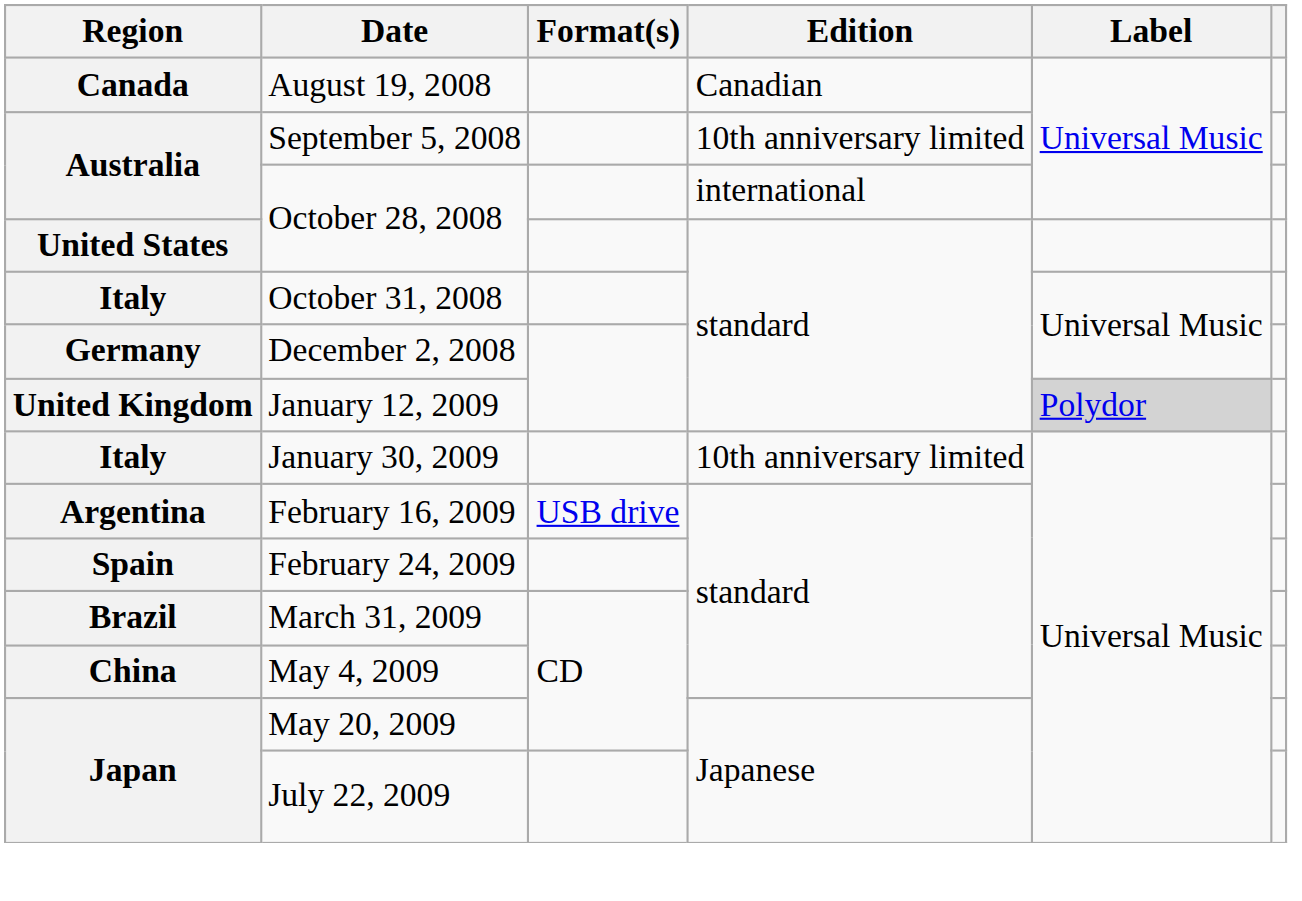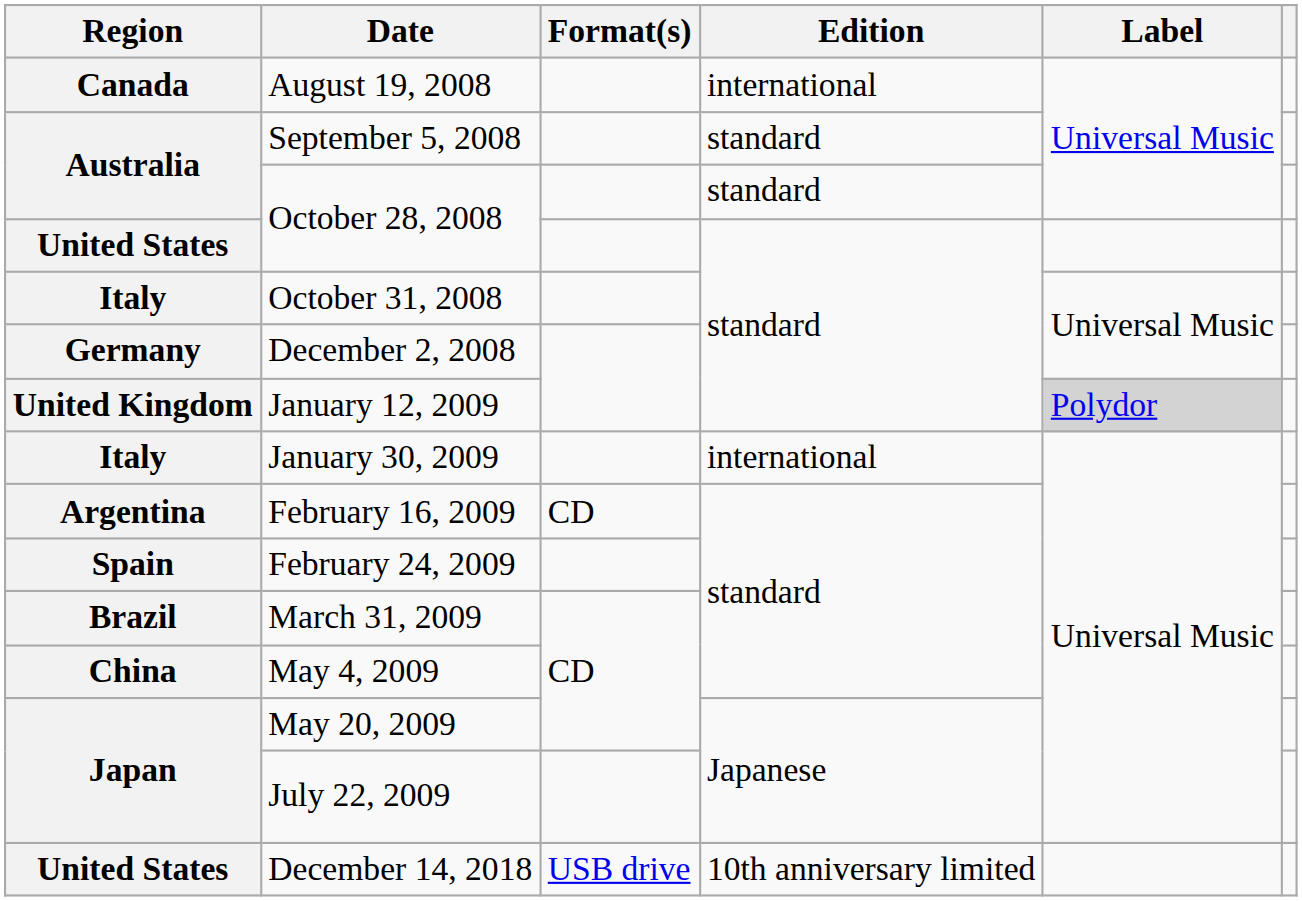(759, 84) Canadian -> (792, 84) international
(860, 137) 10th anniversary limited -> (764, 137) standard
(781, 191) international -> (764, 191) standard
(860, 457) 10th anniversary limited -> (792, 457) international
(608, 510) USB drive -> (571, 510) CD
+ row: (133, 868)
